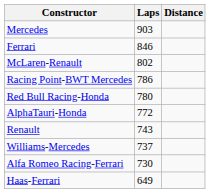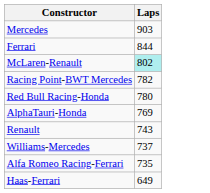- column: (183, 12)
(145, 46) 846 -> (145, 46) 844
(145, 63) no background -> (145, 63) paleturquoise background
(145, 79) 786 -> (145, 79) 782
(145, 113) 772 -> (145, 113) 769
(145, 163) 730 -> (145, 163) 735
